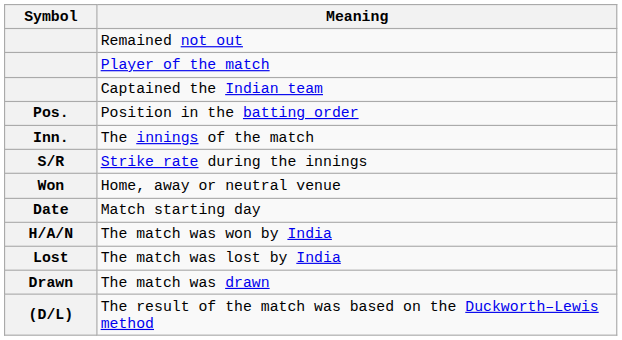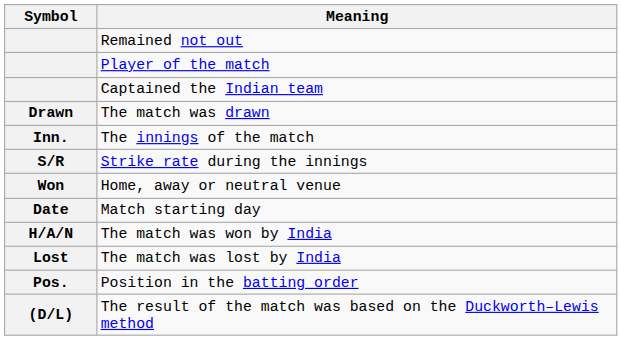rows swapped: (230, 113) <-> (185, 282)
